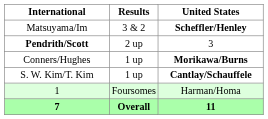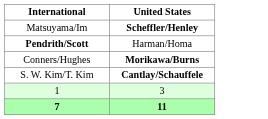- column: (134, 12)
(211, 43) 3 -> (162, 43) Harman/Homa
(211, 91) Harman/Homa -> (162, 91) 3
